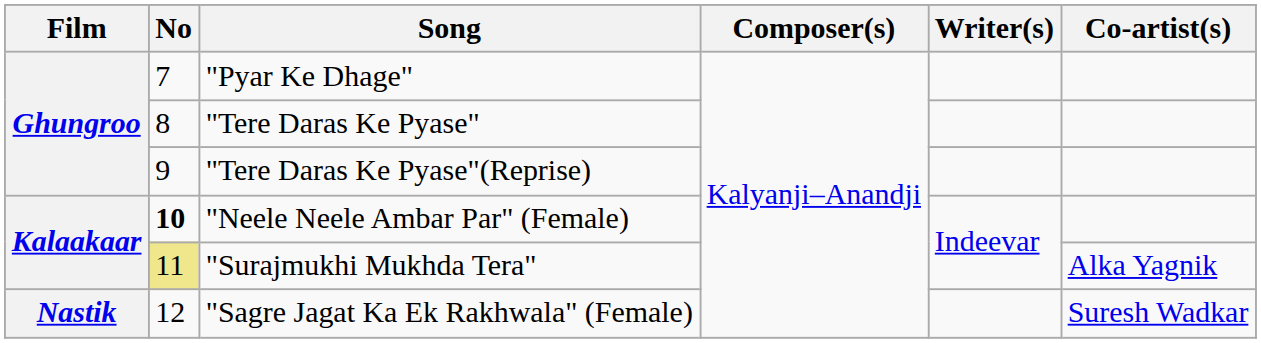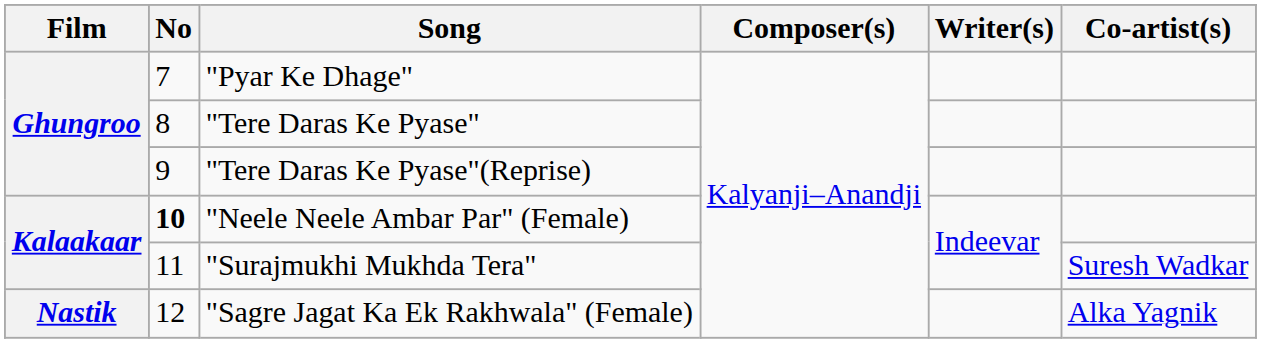(170, 265) khaki background -> (170, 265) no background
(1142, 265) Alka Yagnik -> (1158, 265) Suresh Wadkar
(1158, 312) Suresh Wadkar -> (1142, 312) Alka Yagnik
